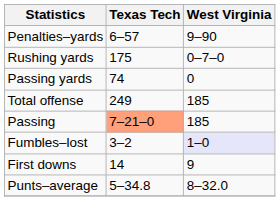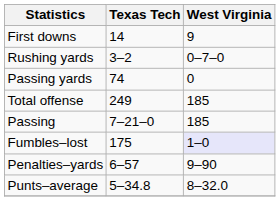rows swapped: (42, 164) <-> (55, 36)
(121, 57) 175 -> (121, 57) 3–2
(132, 121) lightsalmon background -> (132, 121) no background
(121, 143) 3–2 -> (121, 143) 175
